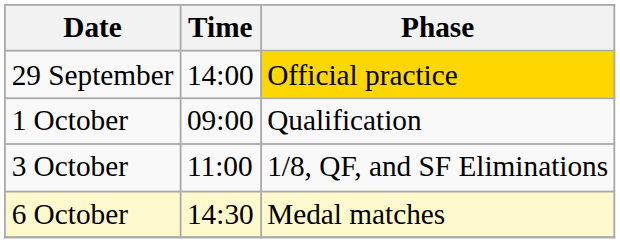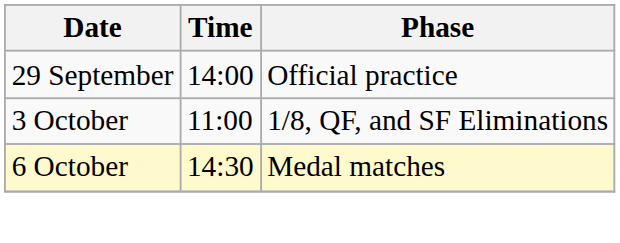(362, 74) gold background -> (362, 74) no background
- row: (70, 120)
